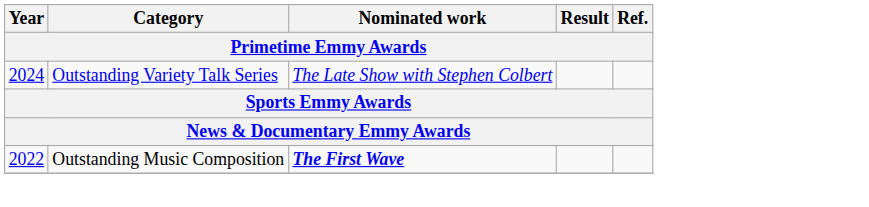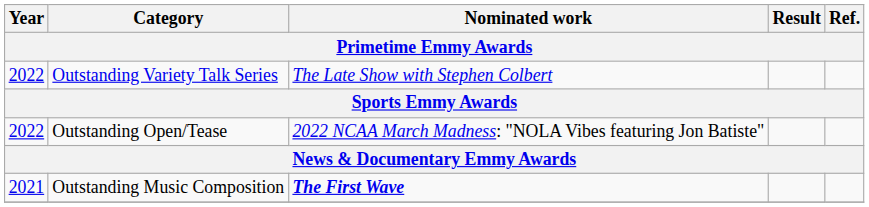(26, 74) 2024 -> (26, 74) 2022
+ row: (140, 131)
(26, 159) 2022 -> (26, 187) 2021
